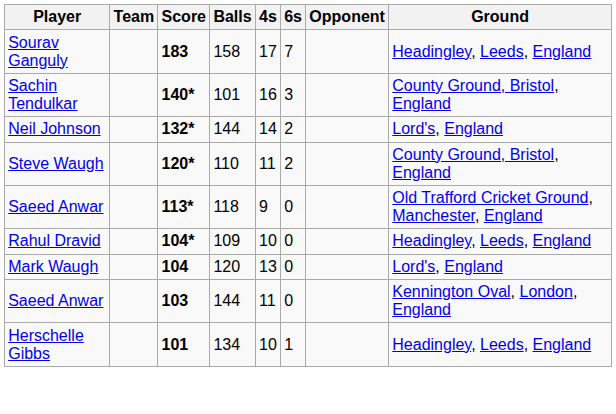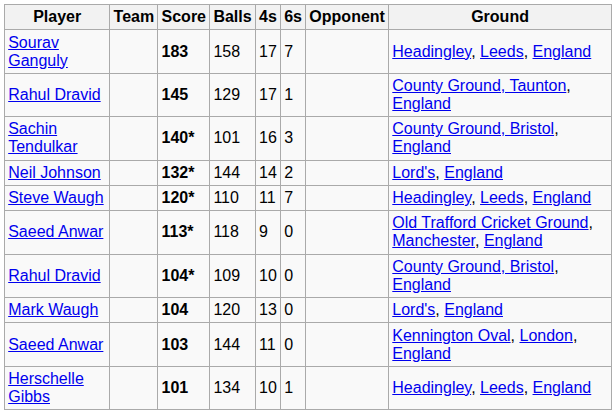+ row: (175, 94)
(289, 163) 2 -> (289, 198) 7
(475, 163) County Ground, Bristol, England -> (492, 198) Headingley, Leeds, England
(492, 241) Headingley, Leeds, England -> (475, 275) County Ground, Bristol, England
